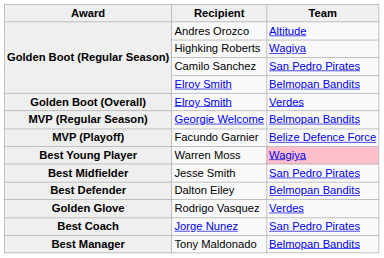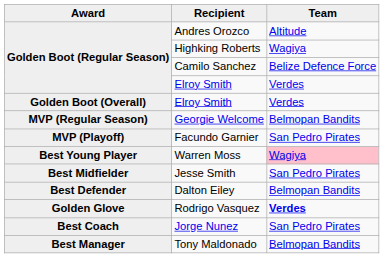(315, 66) San Pedro Pirates -> (323, 66) Belize Defence Force
(315, 84) Belmopan Bandits -> (287, 84) Verdes
(323, 137) Belize Defence Force -> (315, 137) San Pedro Pirates
(287, 208) normal -> (287, 208) bold
